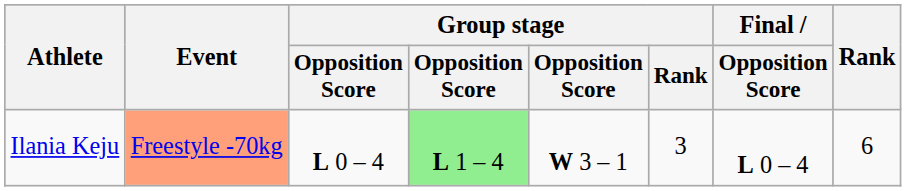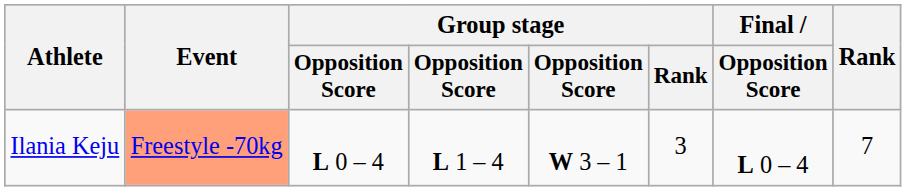(468, 162) lightgreen background -> (468, 162) no background
(867, 147) 6 -> (867, 147) 7
